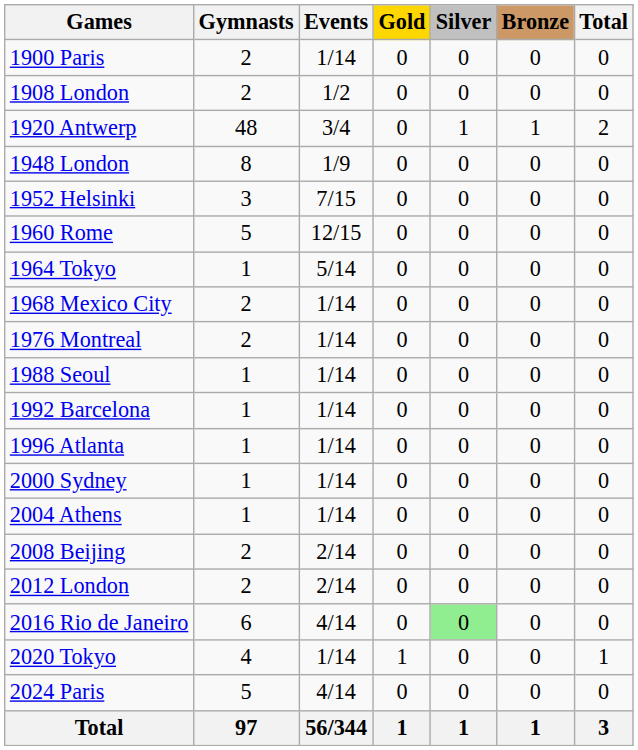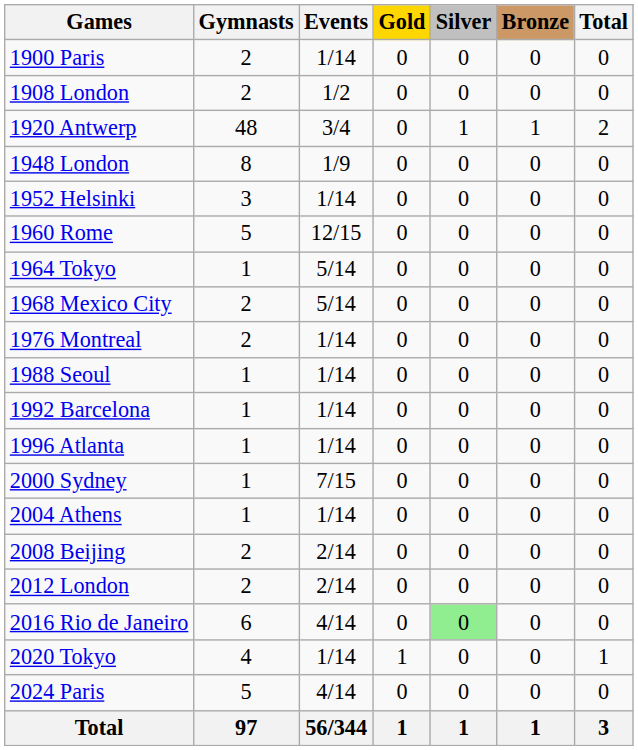(336, 198) 7/15 -> (336, 198) 1/14
(336, 304) 1/14 -> (336, 304) 5/14
(336, 480) 1/14 -> (336, 480) 7/15
